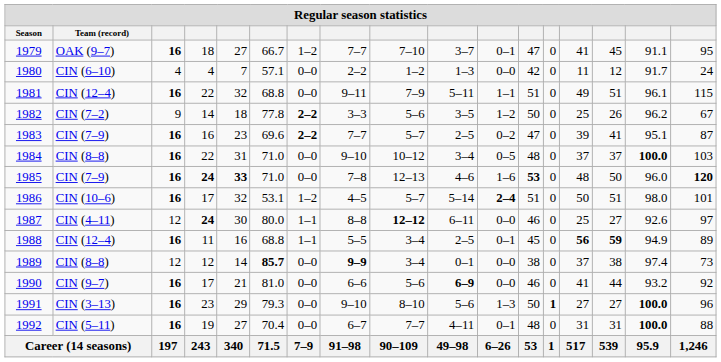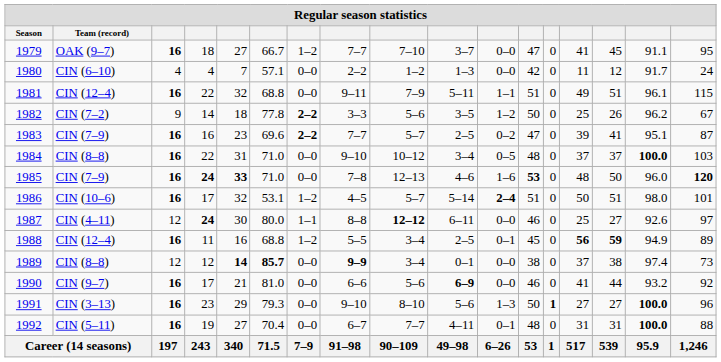(506, 50) 0–1 -> (506, 50) 0–0
(307, 240) 1–1 -> (307, 240) 1–2
(241, 261) normal -> (241, 261) bold
